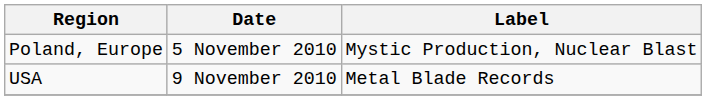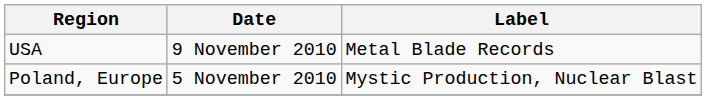rows swapped: (86, 50) <-> (26, 79)
